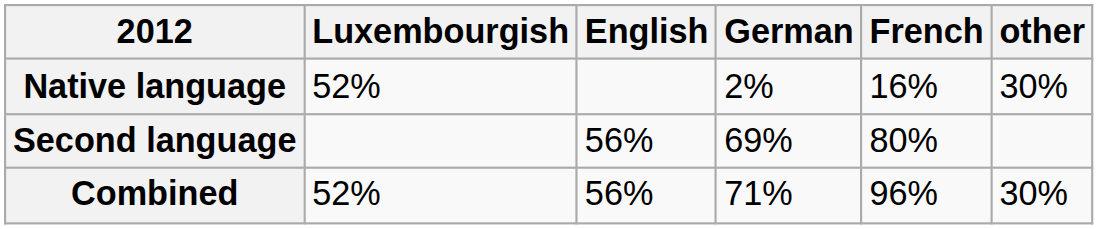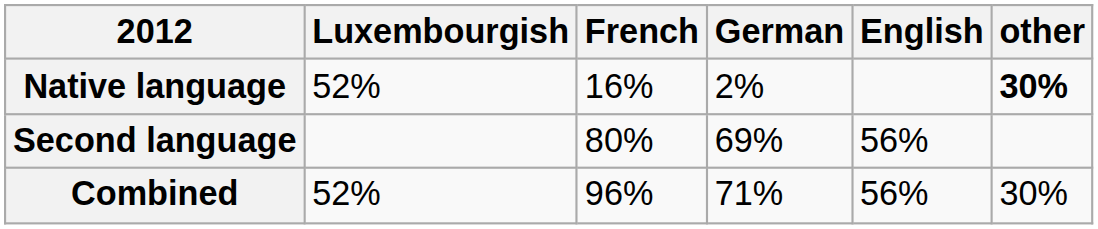columns swapped: (927, 31) <-> (647, 31)
(1034, 85) normal -> (1034, 85) bold
